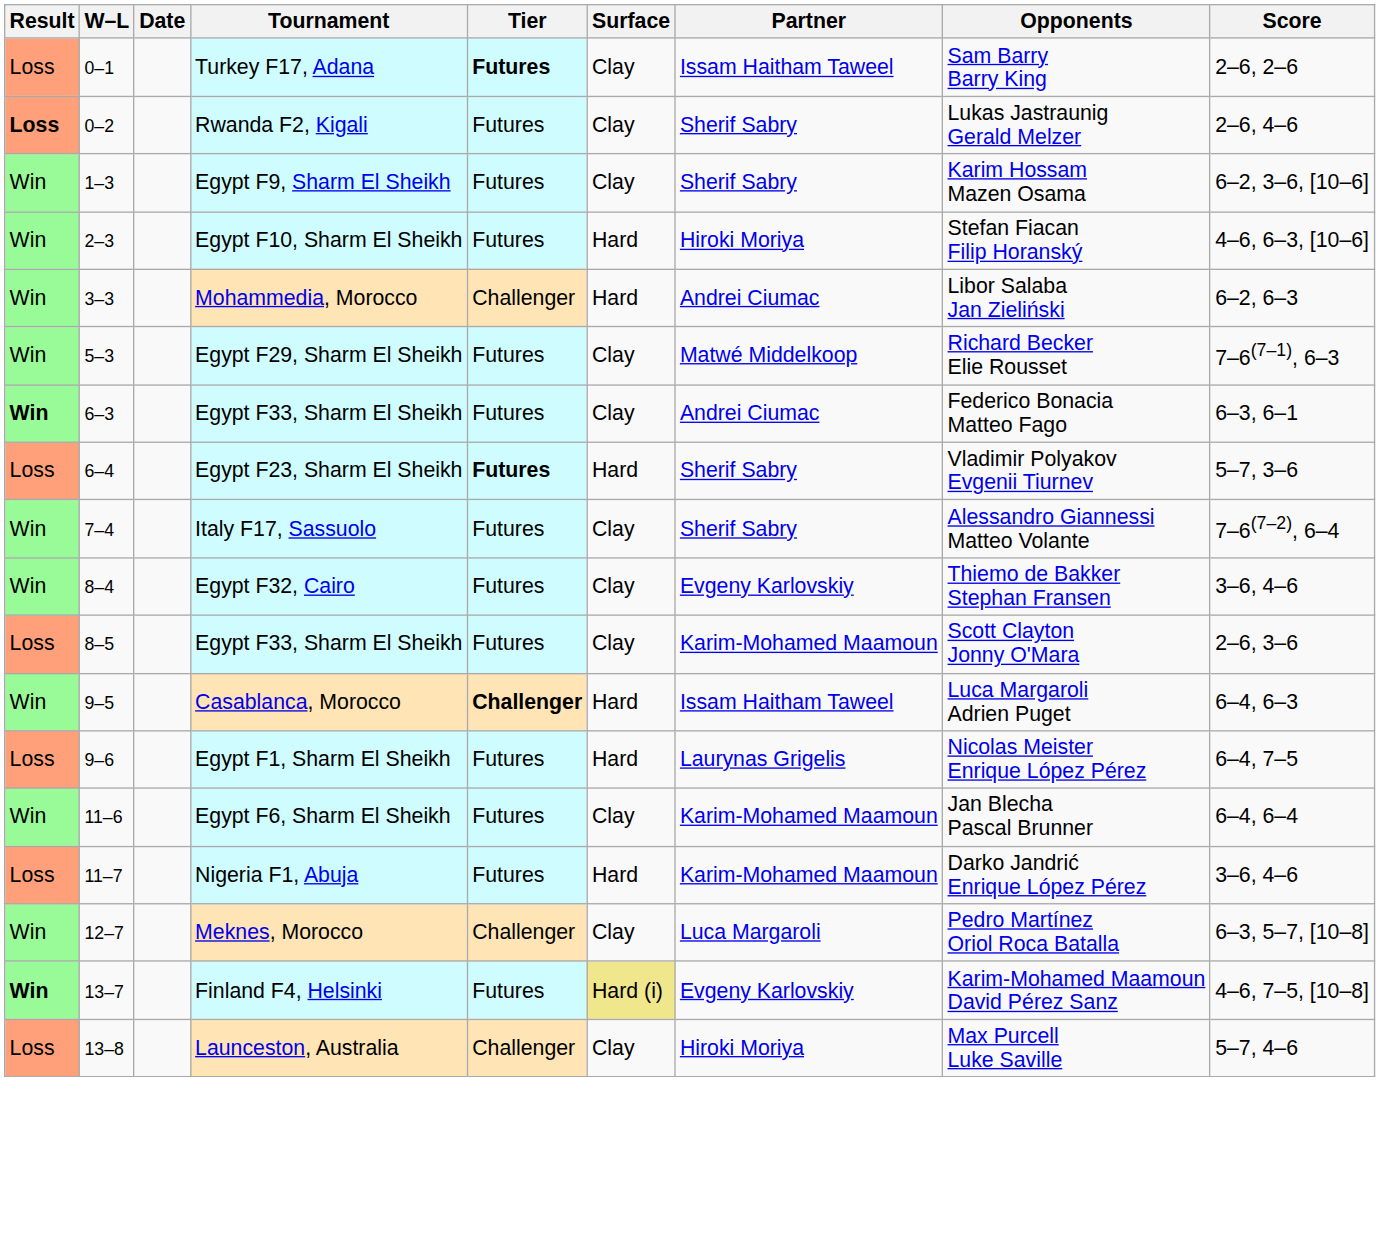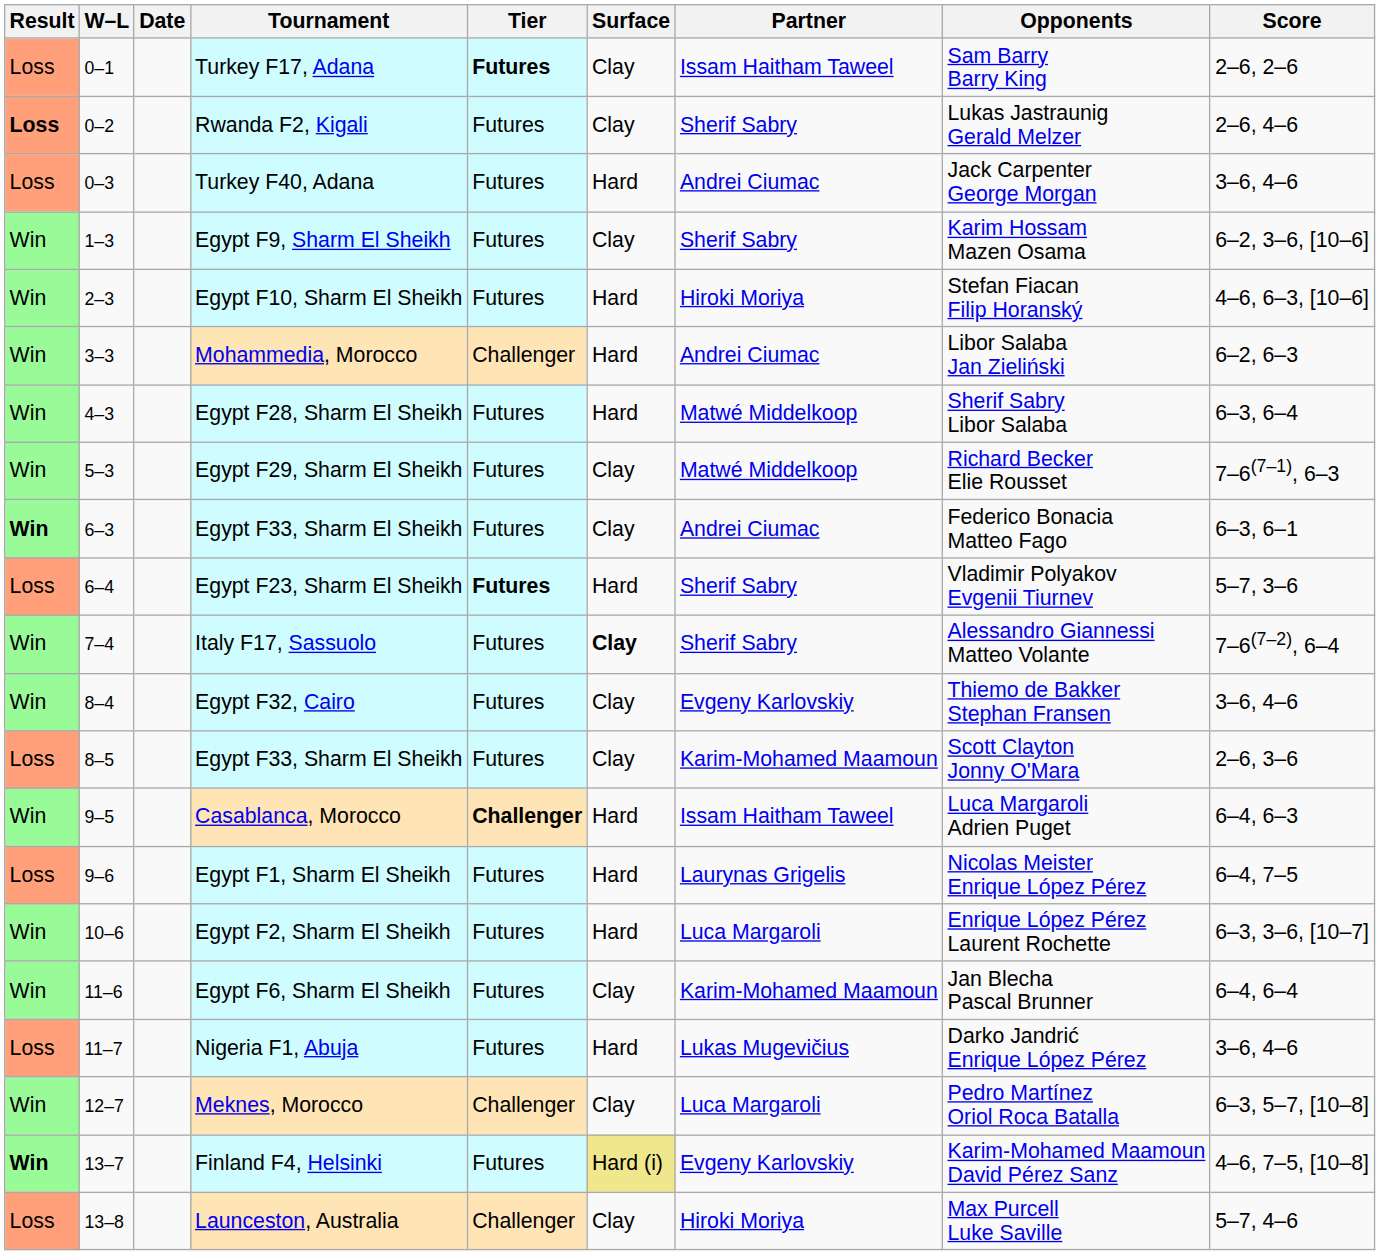+ row: (99, 183)
+ row: (99, 414)
(613, 528) normal -> (614, 643) bold
+ row: (104, 933)
(809, 874) Karim-Mohamed Maamoun -> (764, 1047) Lukas Mugevičius
